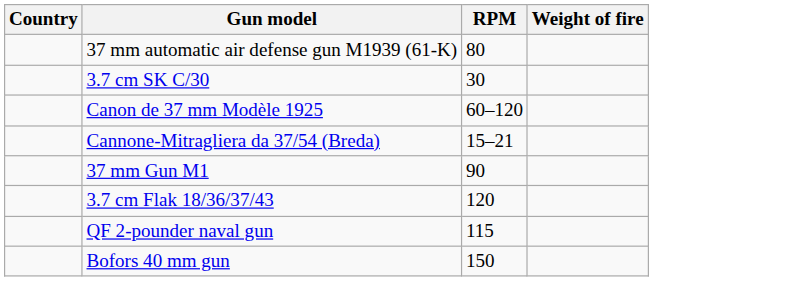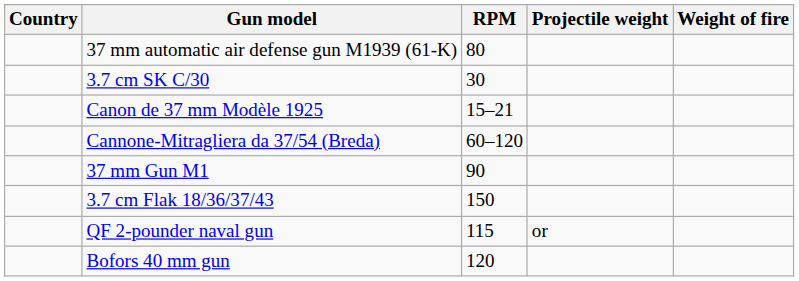+ column: (600, 19)
(495, 110) 60–120 -> (490, 110) 15–21
(490, 140) 15–21 -> (495, 140) 60–120
(480, 200) 120 -> (480, 200) 150
(480, 261) 150 -> (480, 261) 120
